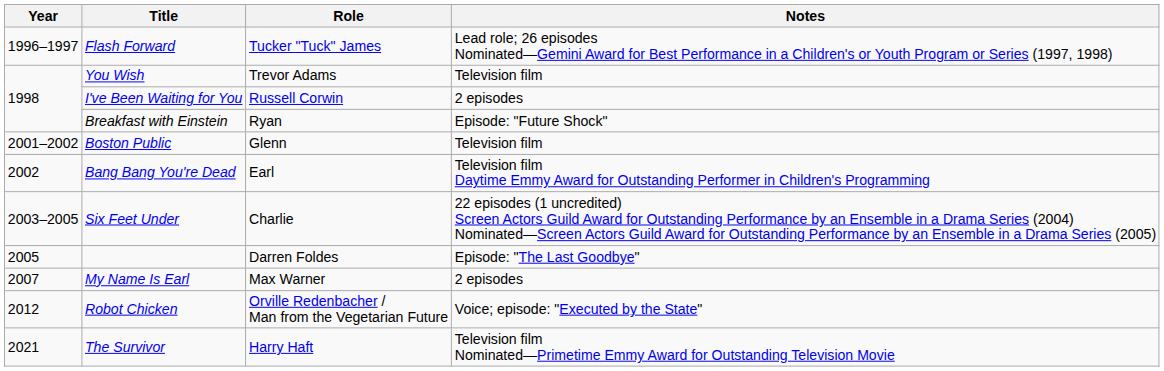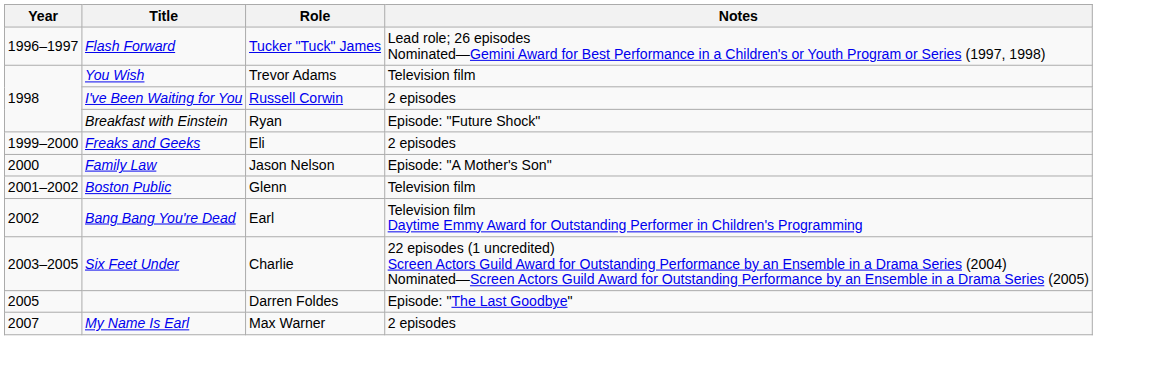+ row: (143, 143)
+ row: (121, 165)
- row: (131, 310)
- row: (125, 348)
